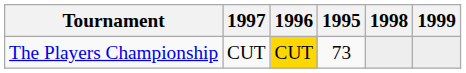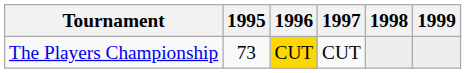columns swapped: (341, 20) <-> (246, 20)
